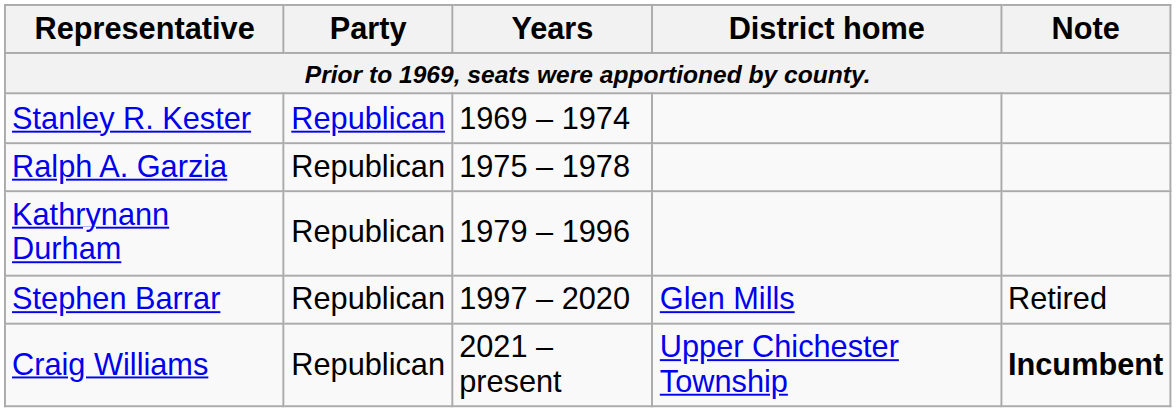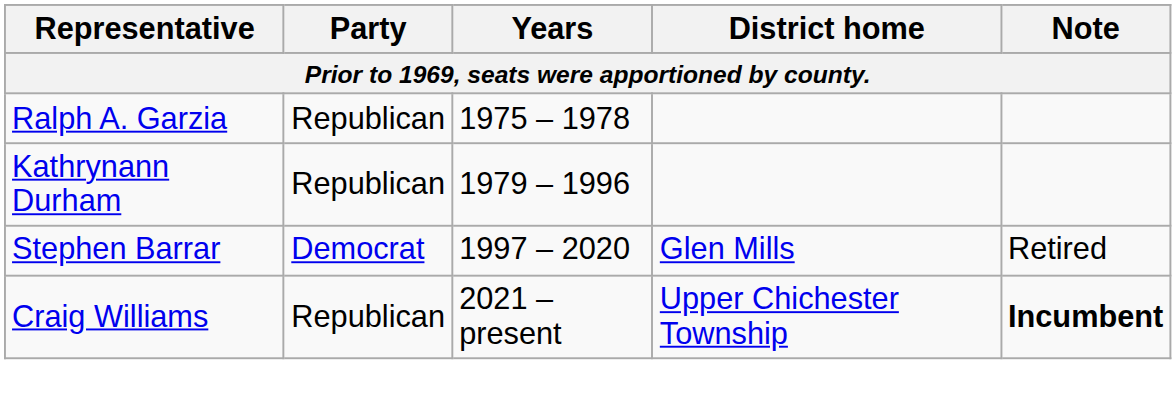- row: (132, 118)
(368, 298) Republican -> (358, 250) Democrat
